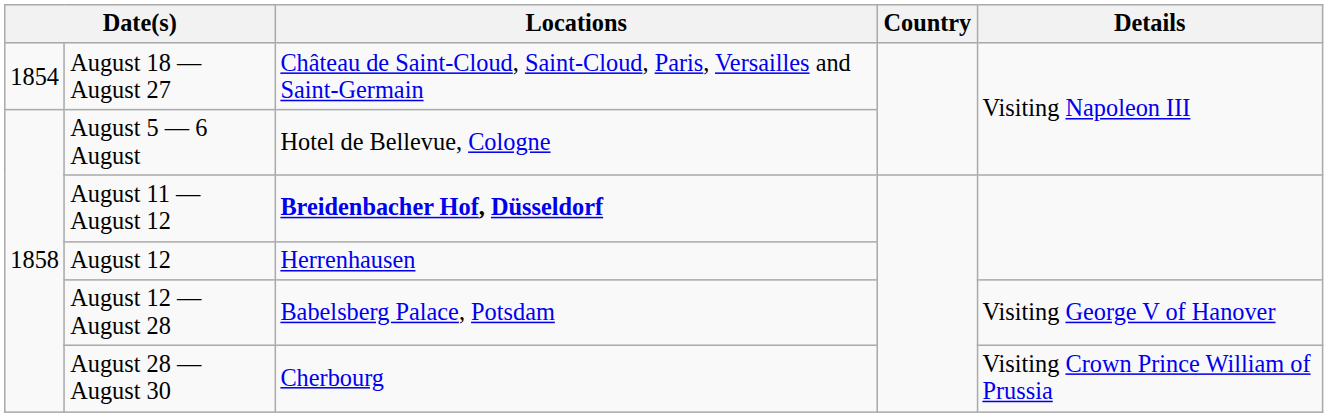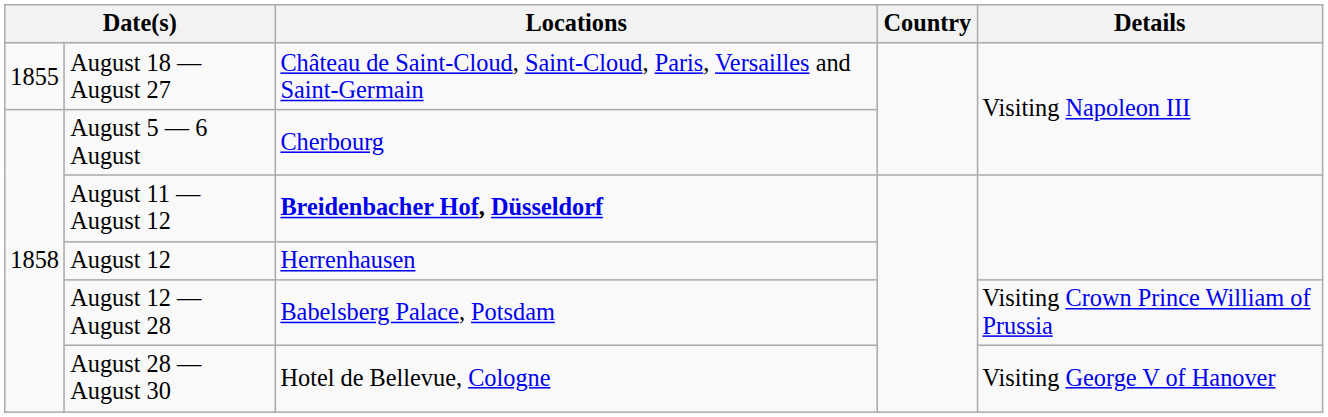(35, 76) 1854 -> (35, 76) 1855
(415, 141) Hotel de Bellevue, Cologne -> (332, 141) Cherbourg
(1129, 312) Visiting George V of Hanover -> (1147, 312) Visiting Crown Prince William of Prussia
(332, 378) Cherbourg -> (415, 378) Hotel de Bellevue, Cologne
(1147, 378) Visiting Crown Prince William of Prussia -> (1129, 378) Visiting George V of Hanover
